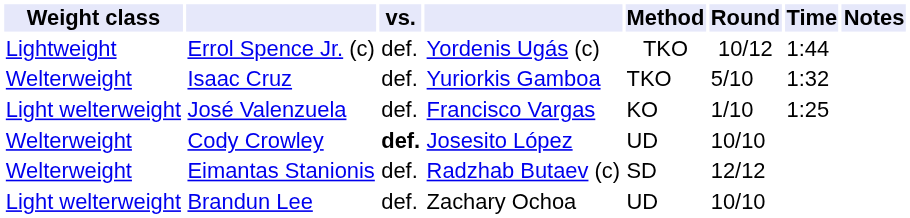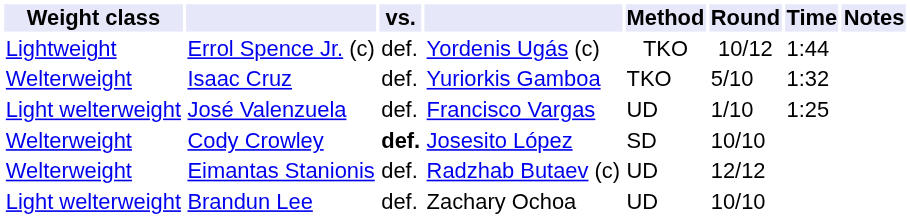(642, 110) KO -> (642, 110) UD
(642, 140) UD -> (642, 140) SD
(642, 171) SD -> (642, 171) UD
